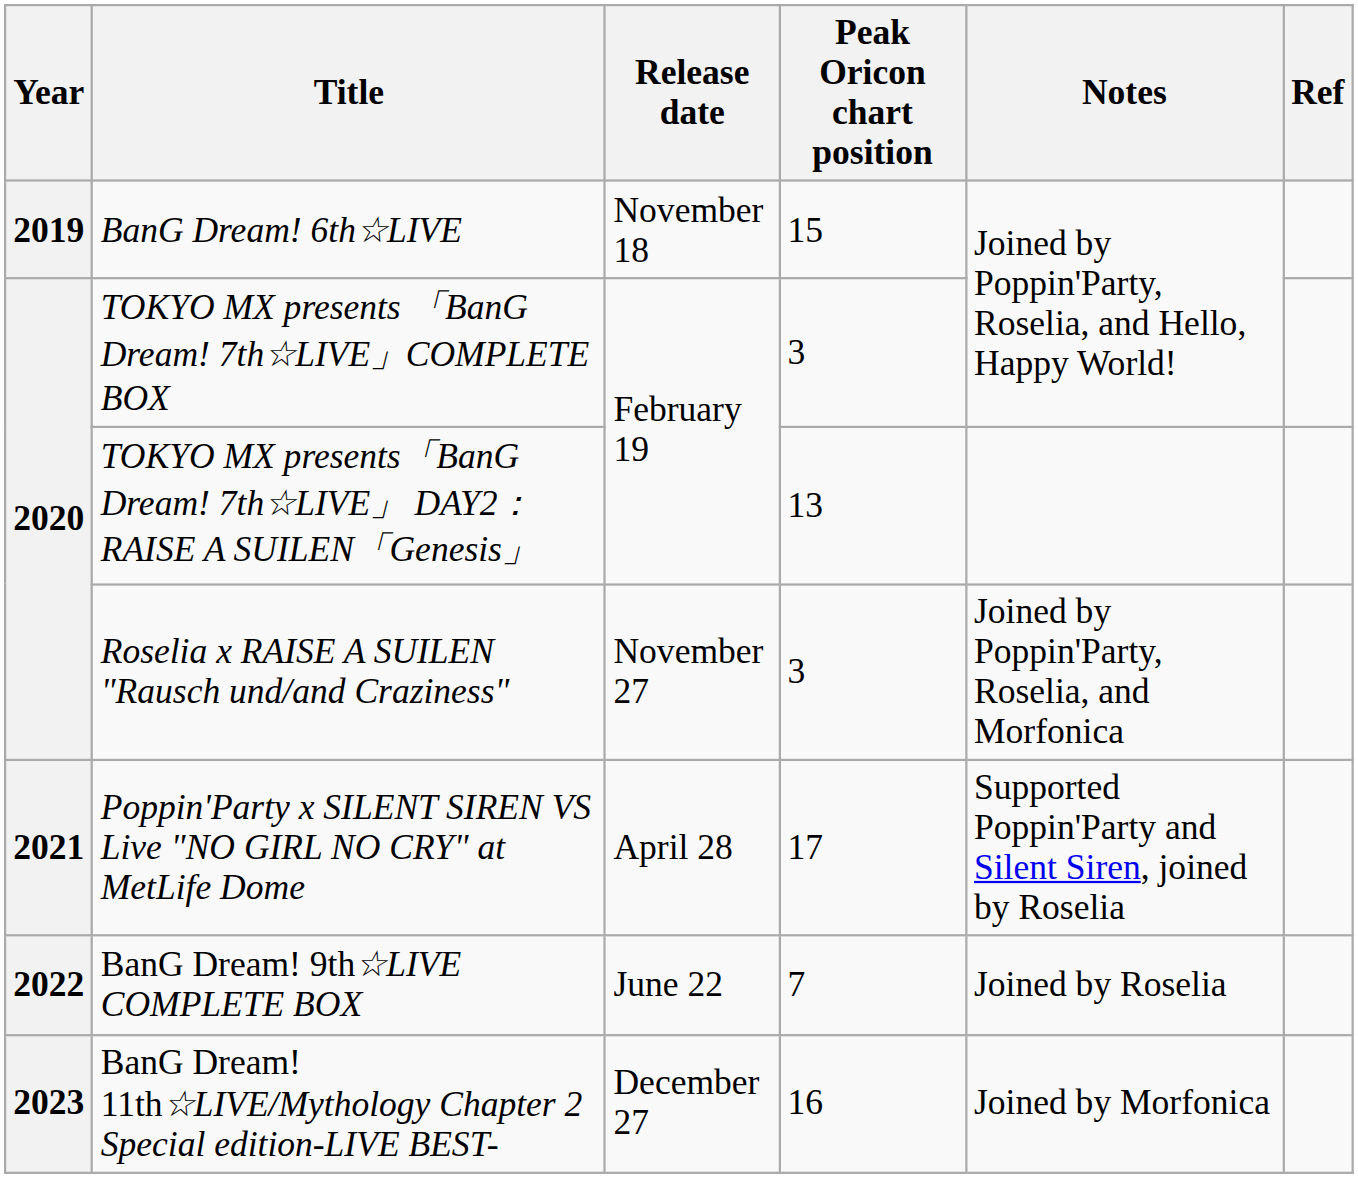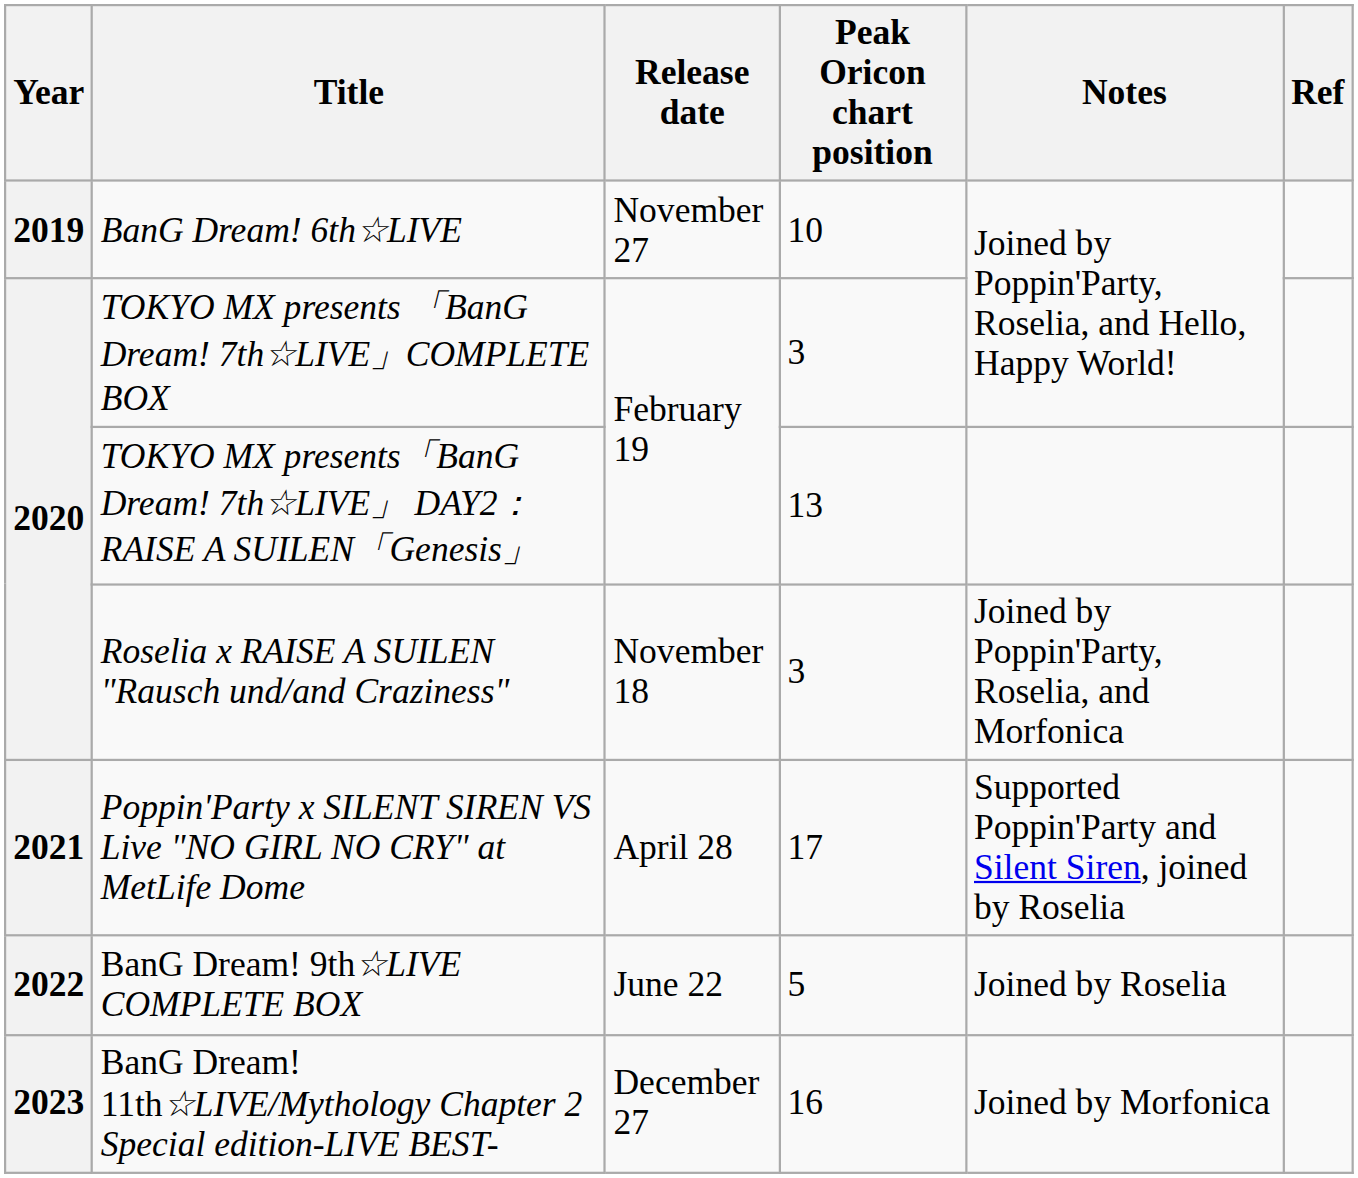(688, 228) November 18 -> (688, 228) November 27
(805, 228) 15 -> (805, 228) 10
(688, 670) November 27 -> (688, 670) November 18
(796, 984) 7 -> (796, 984) 5
